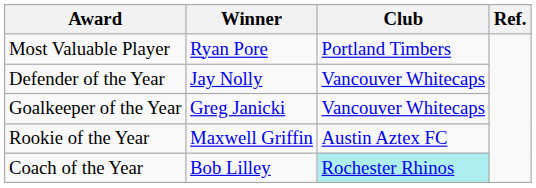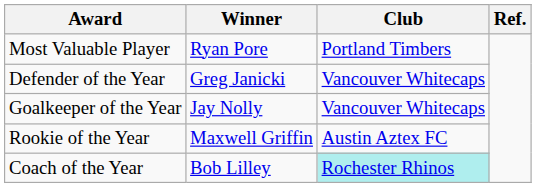(226, 78) Jay Nolly -> (238, 78) Greg Janicki
(238, 108) Greg Janicki -> (226, 108) Jay Nolly
